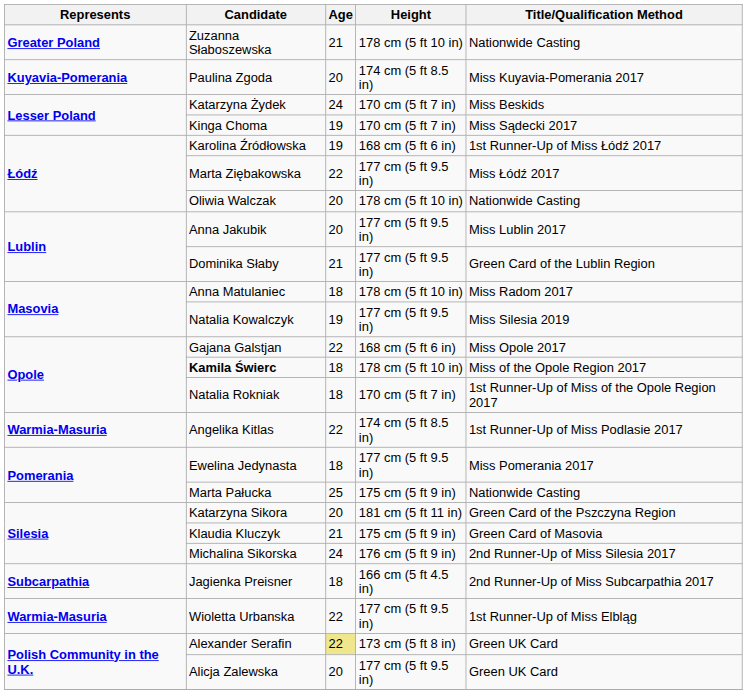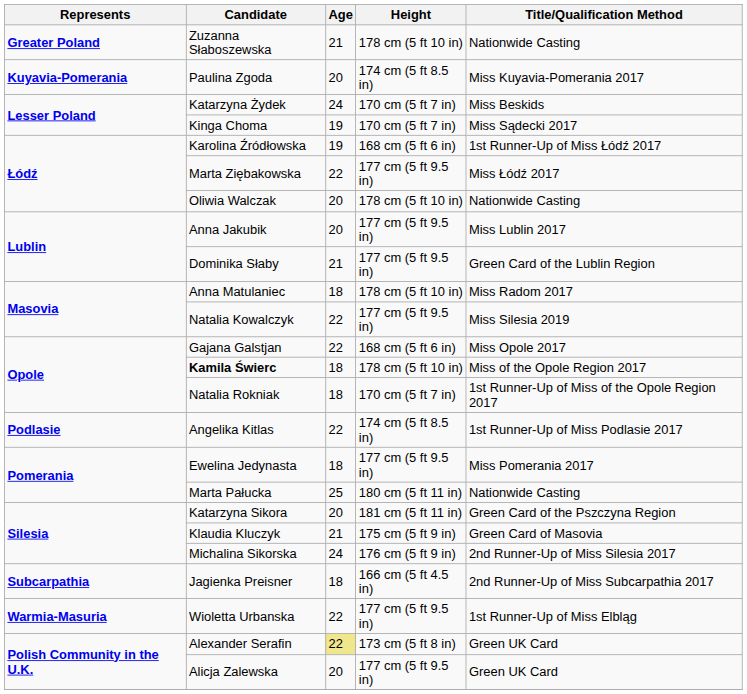(336, 319) 19 -> (336, 319) 22
(57, 430) Warmia-Masuria -> (34, 430) Podlasie
(407, 493) 175 cm (5 ft 9 in) -> (410, 493) 180 cm (5 ft 11 in)
